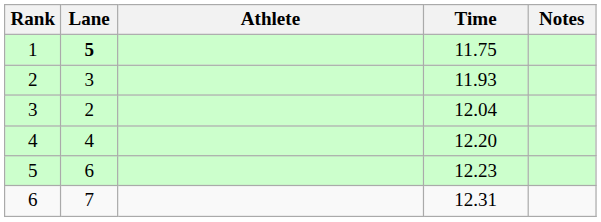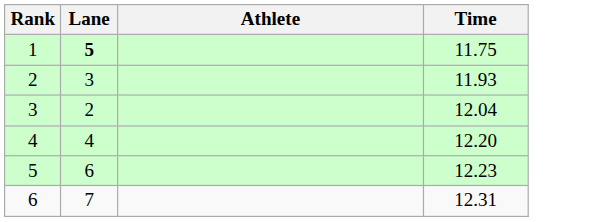- column: (562, 19)
